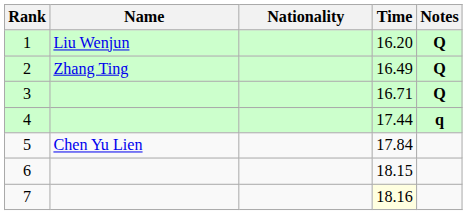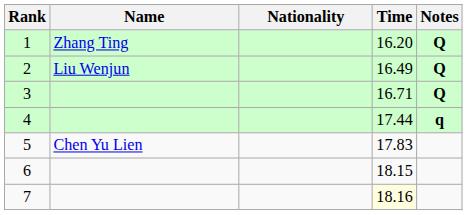(91, 42) Liu Wenjun -> (91, 42) Zhang Ting
(91, 68) Zhang Ting -> (91, 68) Liu Wenjun
(395, 145) 17.84 -> (395, 145) 17.83
